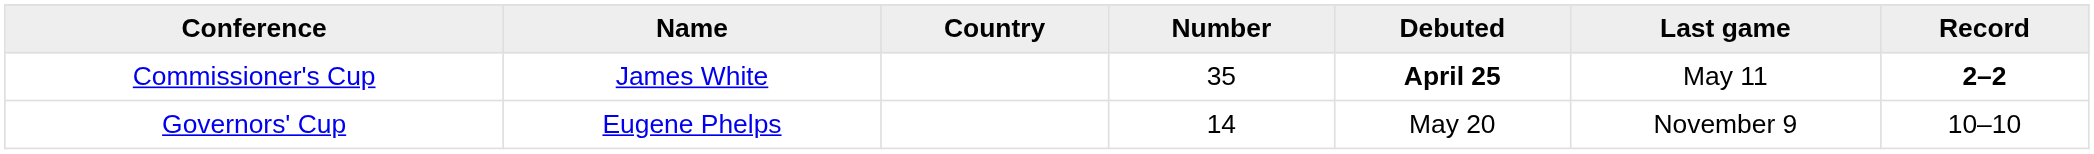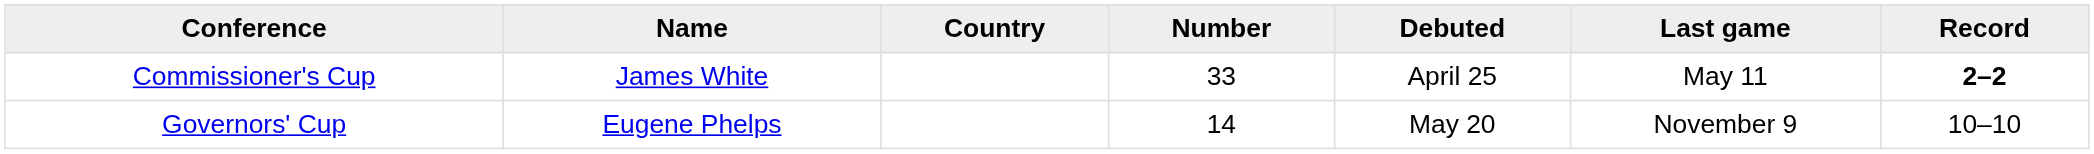(1221, 76) 35 -> (1221, 76) 33
(1452, 76) bold -> (1452, 76) normal
